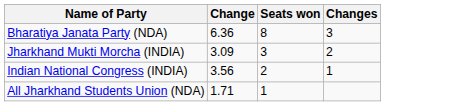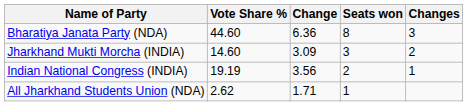+ column: (249, 14)
